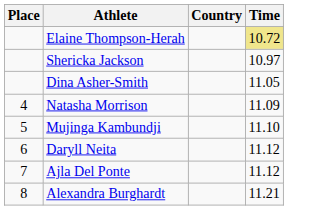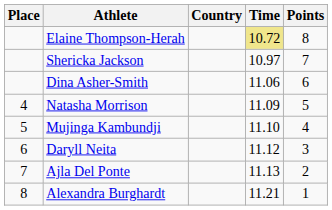+ column: (306, 15)
(264, 82) 11.05 -> (264, 82) 11.06
(264, 171) 11.12 -> (264, 171) 11.13
